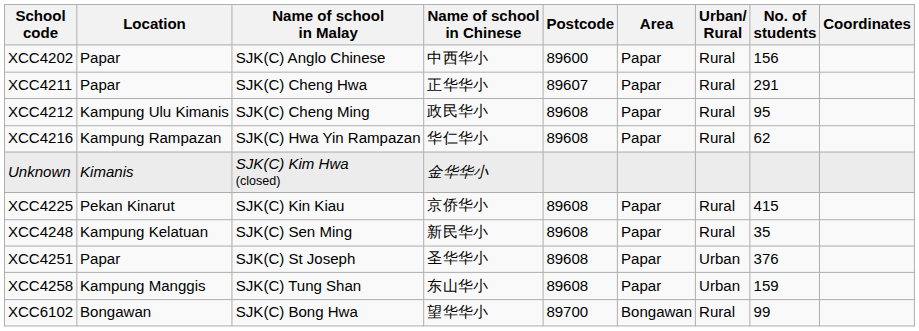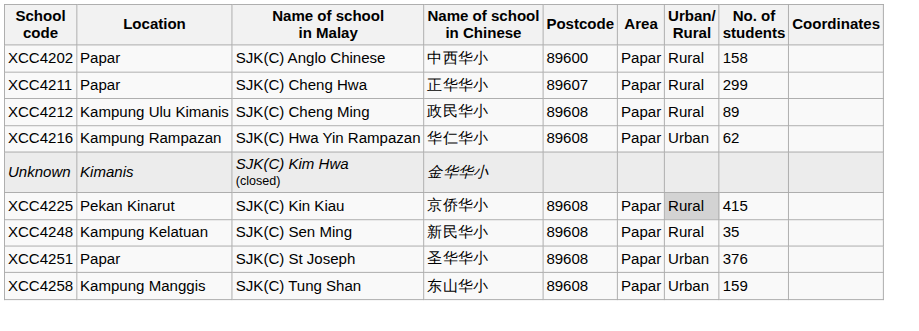(766, 58) 156 -> (735, 58) 158
(766, 85) 291 -> (735, 85) 299
(762, 111) 95 -> (731, 111) 89
(717, 138) Rural -> (689, 138) Urban
(717, 206) no background -> (686, 206) lightgrey background
- row: (41, 312)
